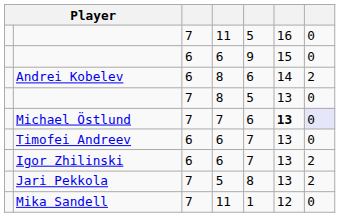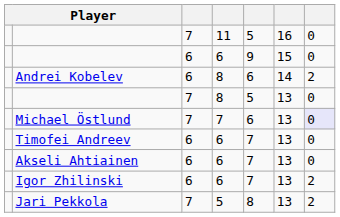(284, 119) bold -> (284, 119) normal
+ row: (77, 160)
- row: (62, 202)
